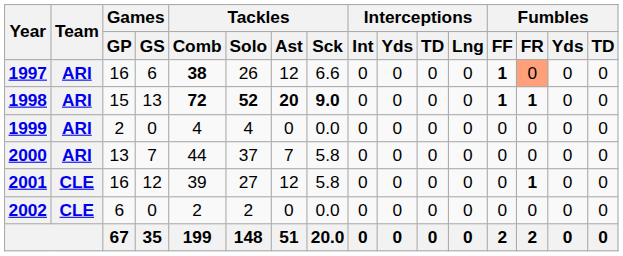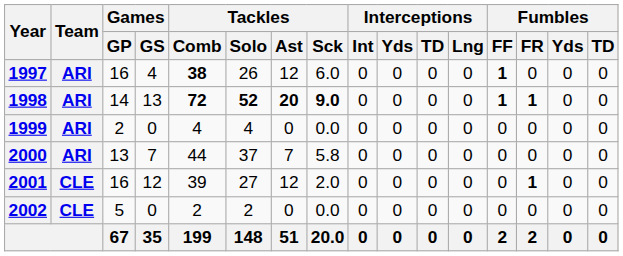(152, 73) 6 -> (152, 73) 4
(328, 73) 6.6 -> (328, 73) 6.0
(532, 73) lightsalmon background -> (532, 73) no background
(119, 100) 15 -> (119, 100) 14
(328, 182) 5.8 -> (328, 182) 2.0
(119, 210) 6 -> (119, 210) 5
